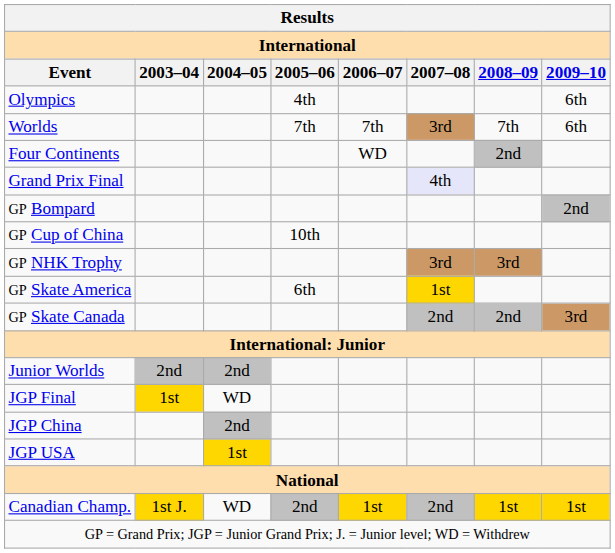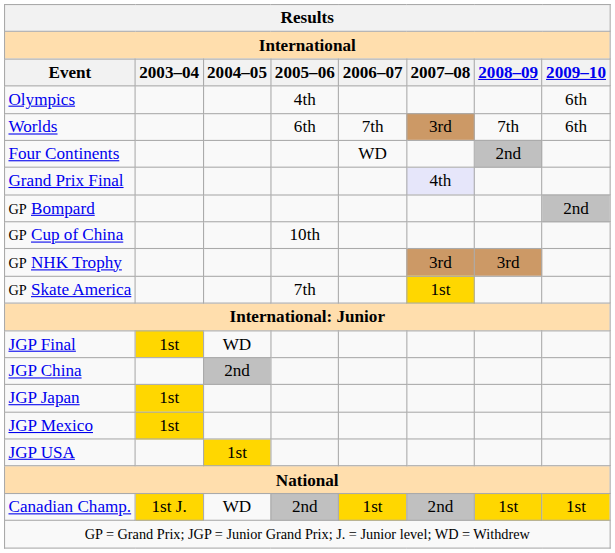(305, 126) 7th -> (305, 126) 6th
(305, 289) 6th -> (305, 289) 7th
- row: (67, 316)
- row: (56, 371)
+ row: (44, 398)
+ row: (51, 425)
